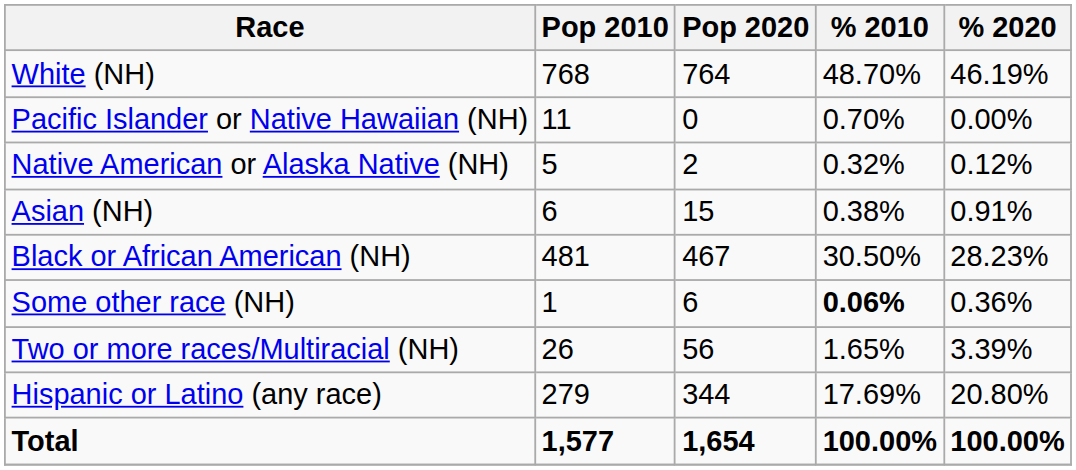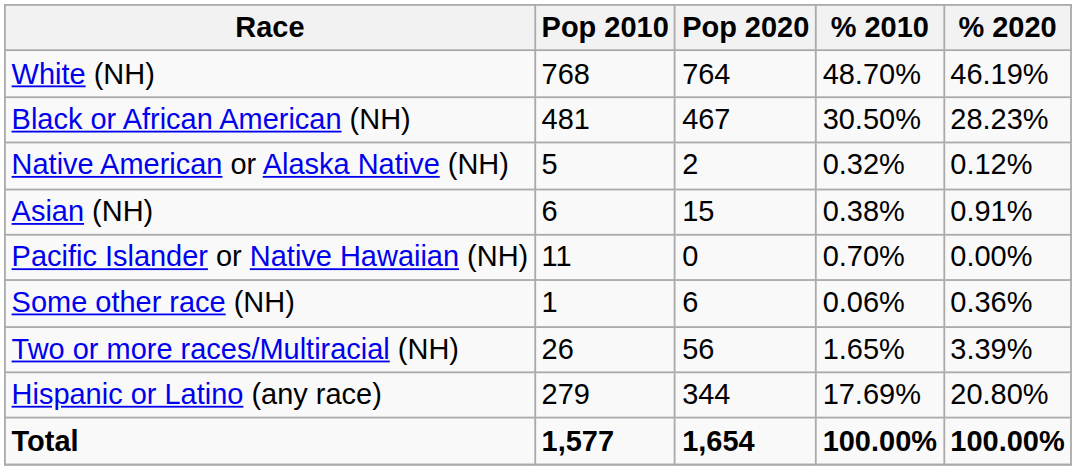rows swapped: (211, 257) <-> (270, 119)
(864, 303) bold -> (864, 303) normal
